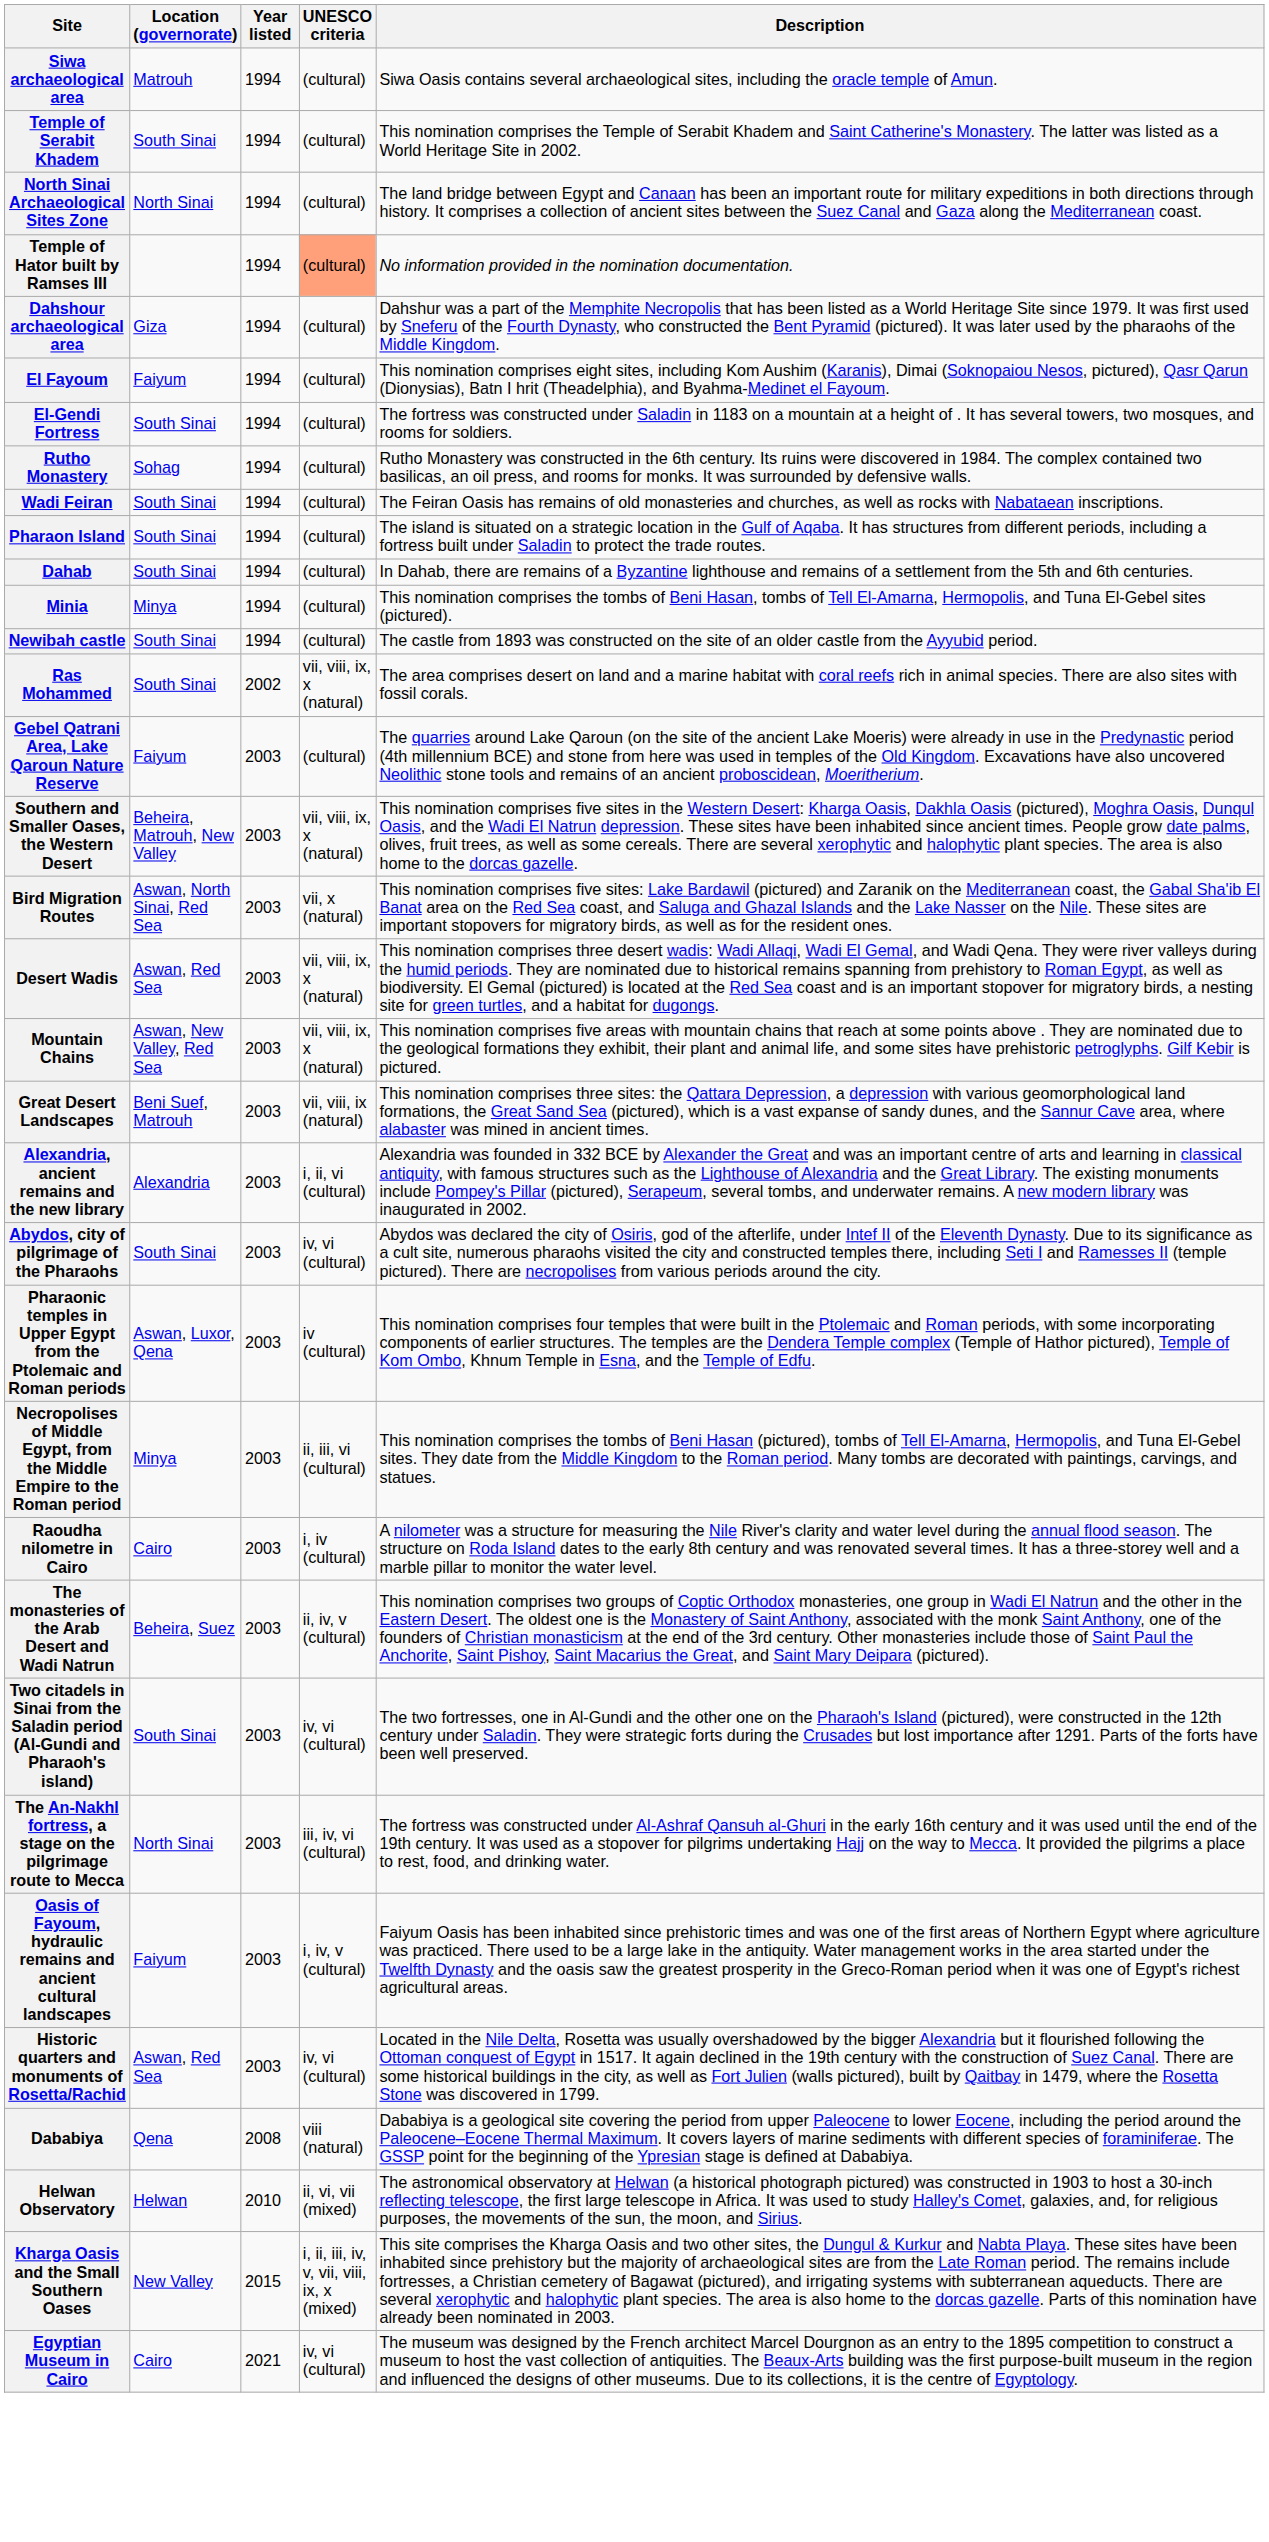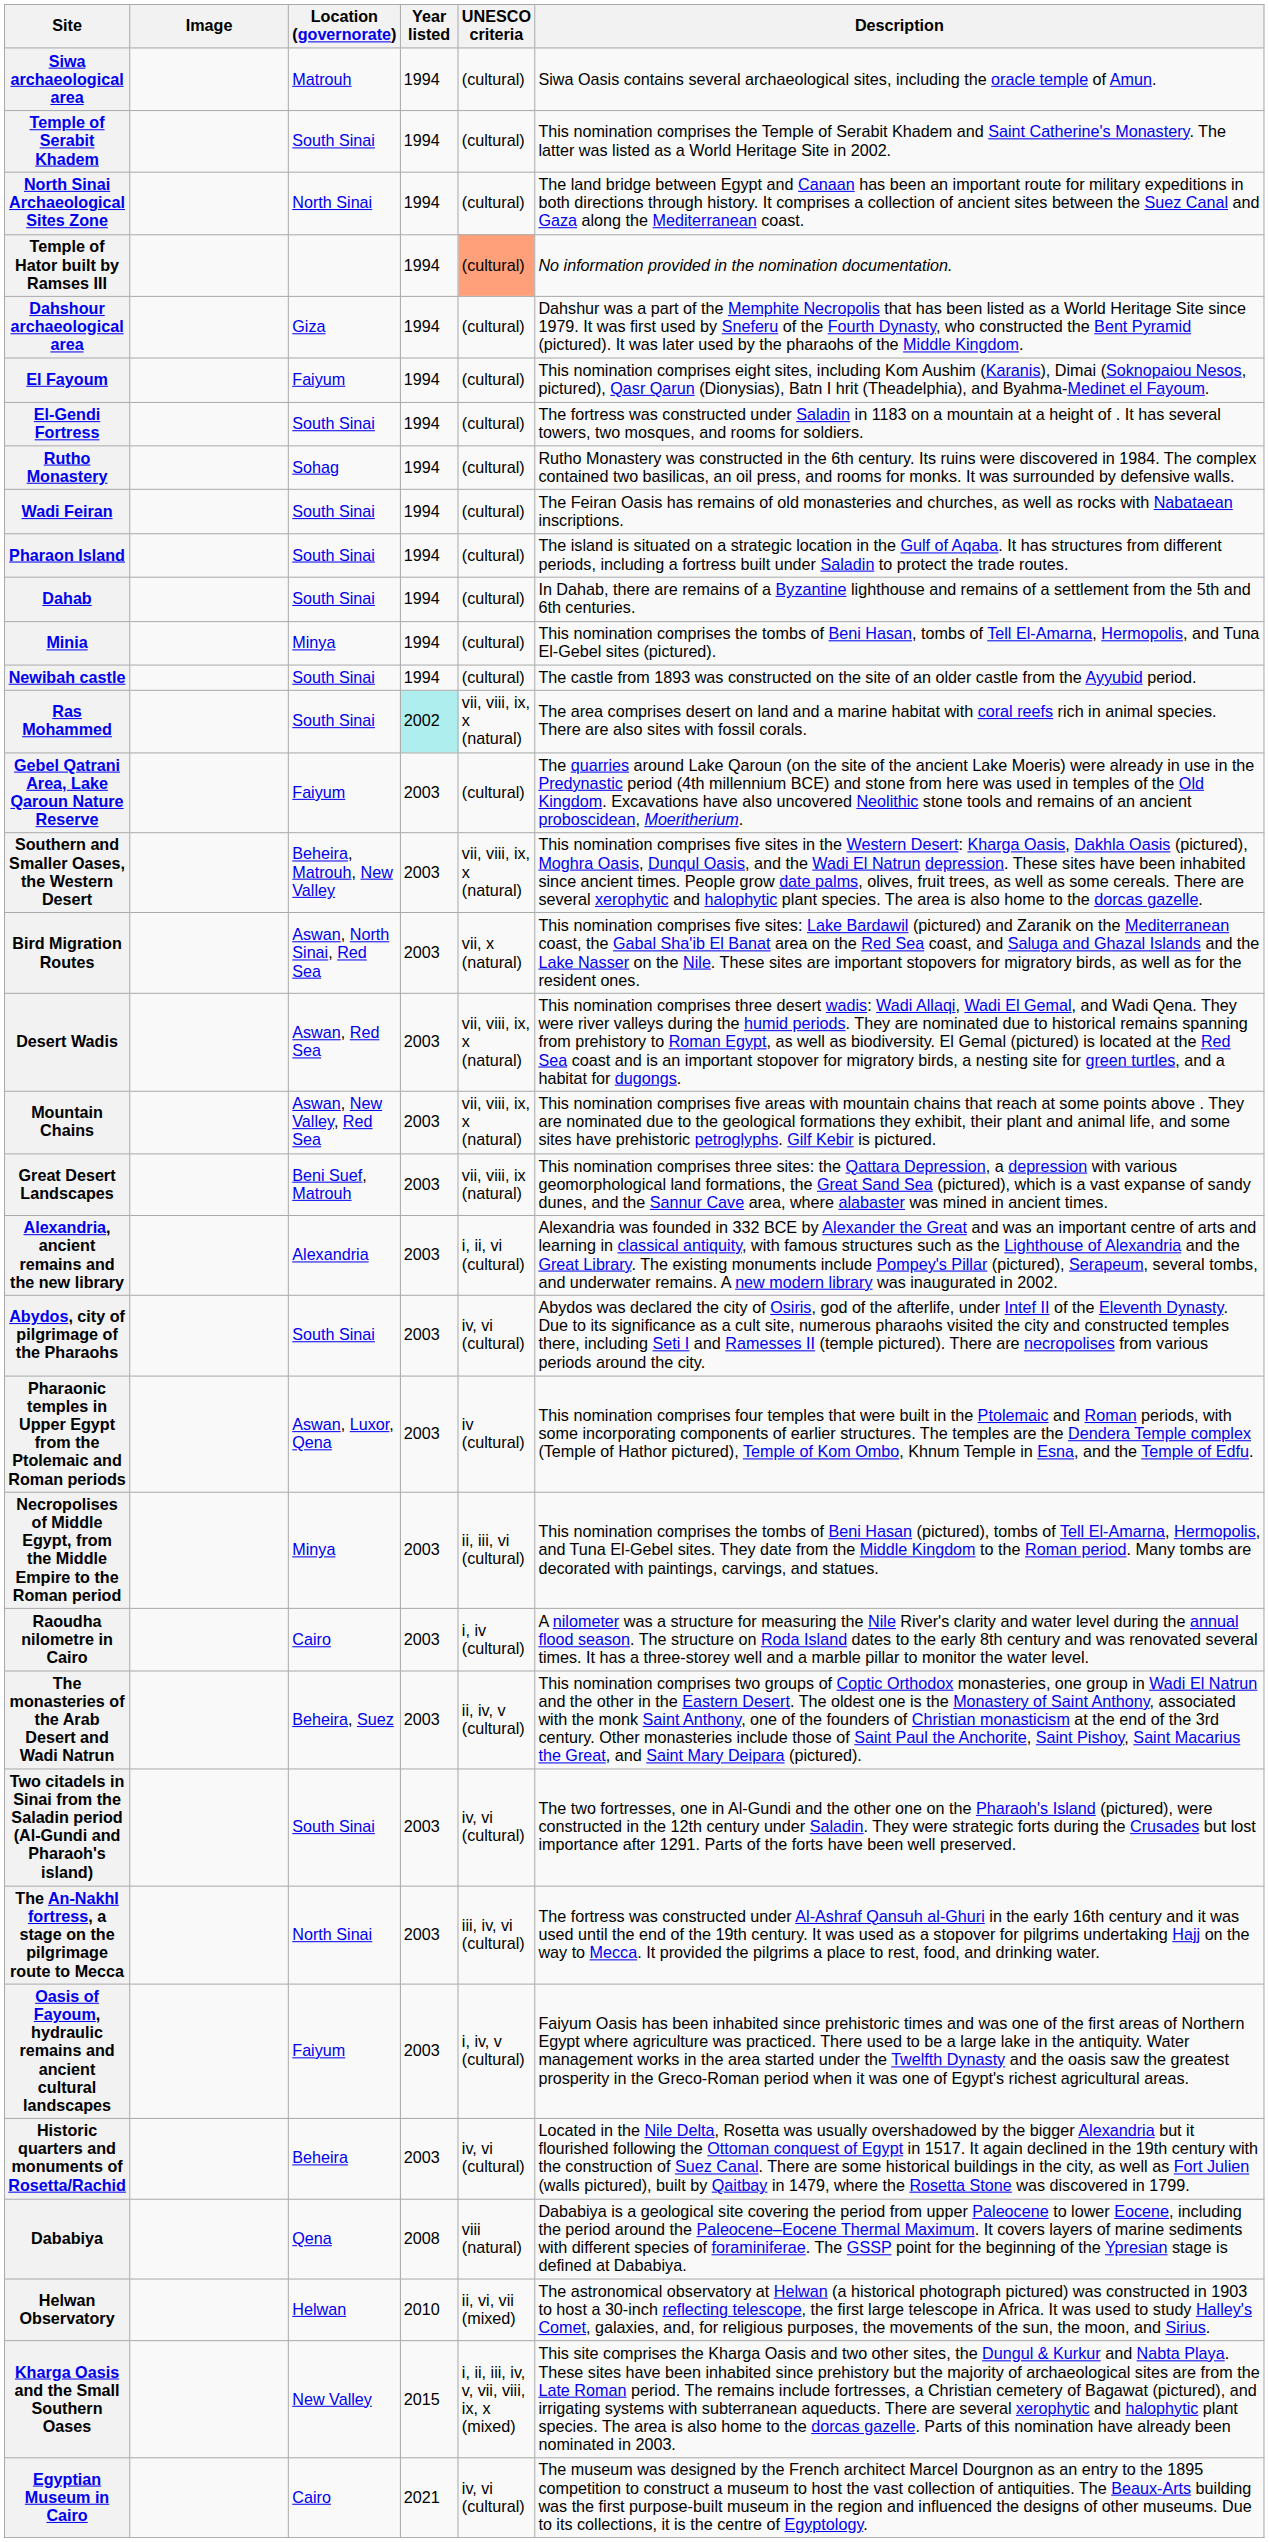+ column: (209, 26)
(263, 685) no background -> (422, 721) paleturquoise background
(177, 2067) Aswan, Red Sea -> (320, 2158) Beheira
